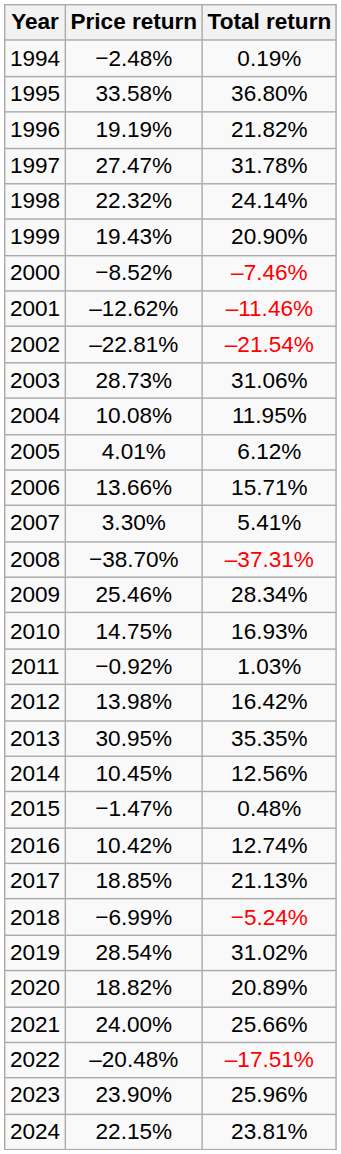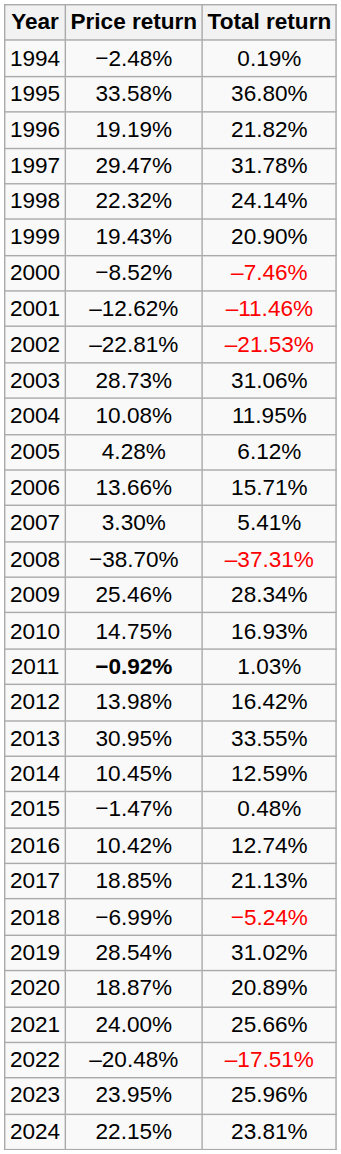(134, 165) 27.47% -> (134, 165) 29.47%
(269, 344) –21.54% -> (269, 344) –21.53%
(134, 451) 4.01% -> (134, 451) 4.28%
(134, 666) normal -> (134, 666) bold
(269, 737) 35.35% -> (269, 737) 33.55%
(269, 773) 12.56% -> (269, 773) 12.59%
(134, 988) 18.82% -> (134, 988) 18.87%
(134, 1095) 23.90% -> (134, 1095) 23.95%
